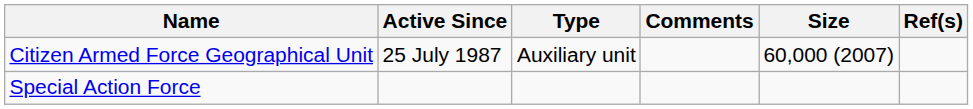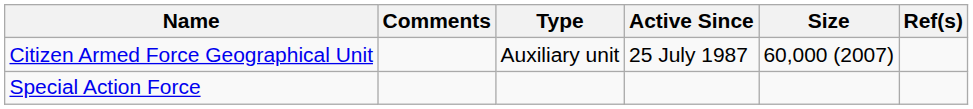columns swapped: (445, 21) <-> (700, 21)
